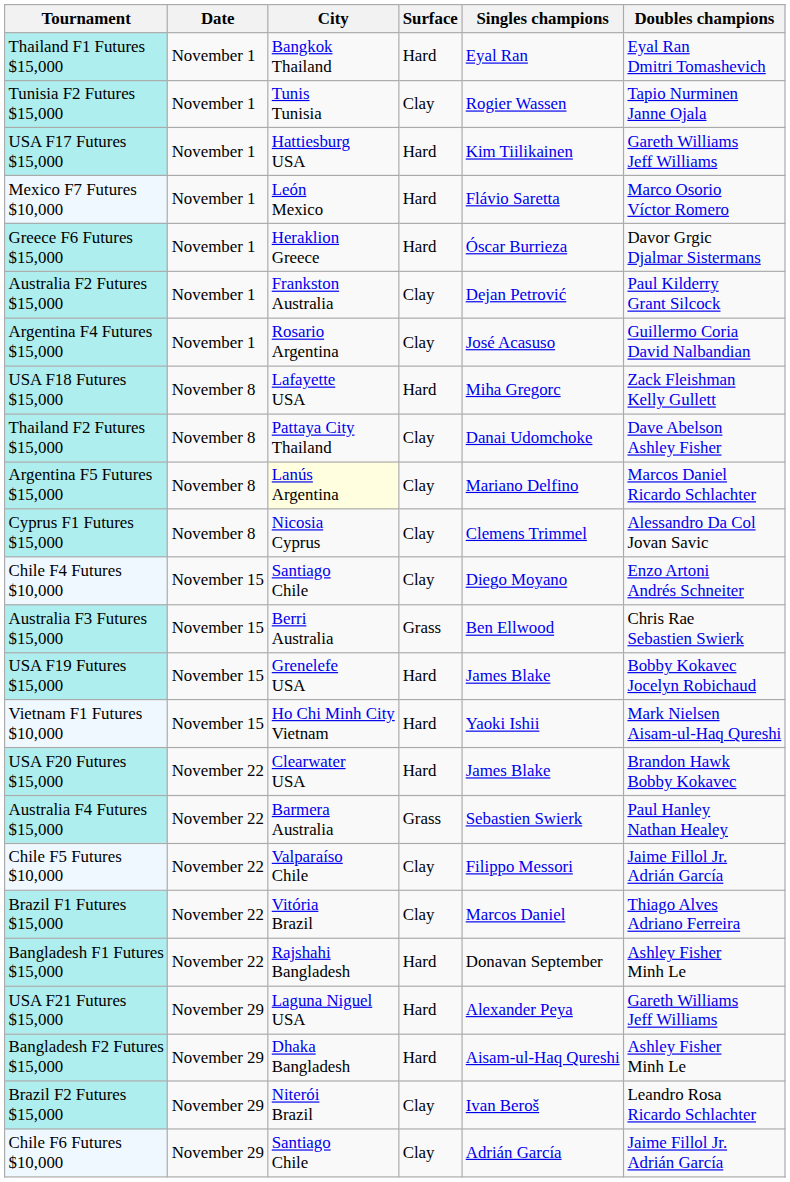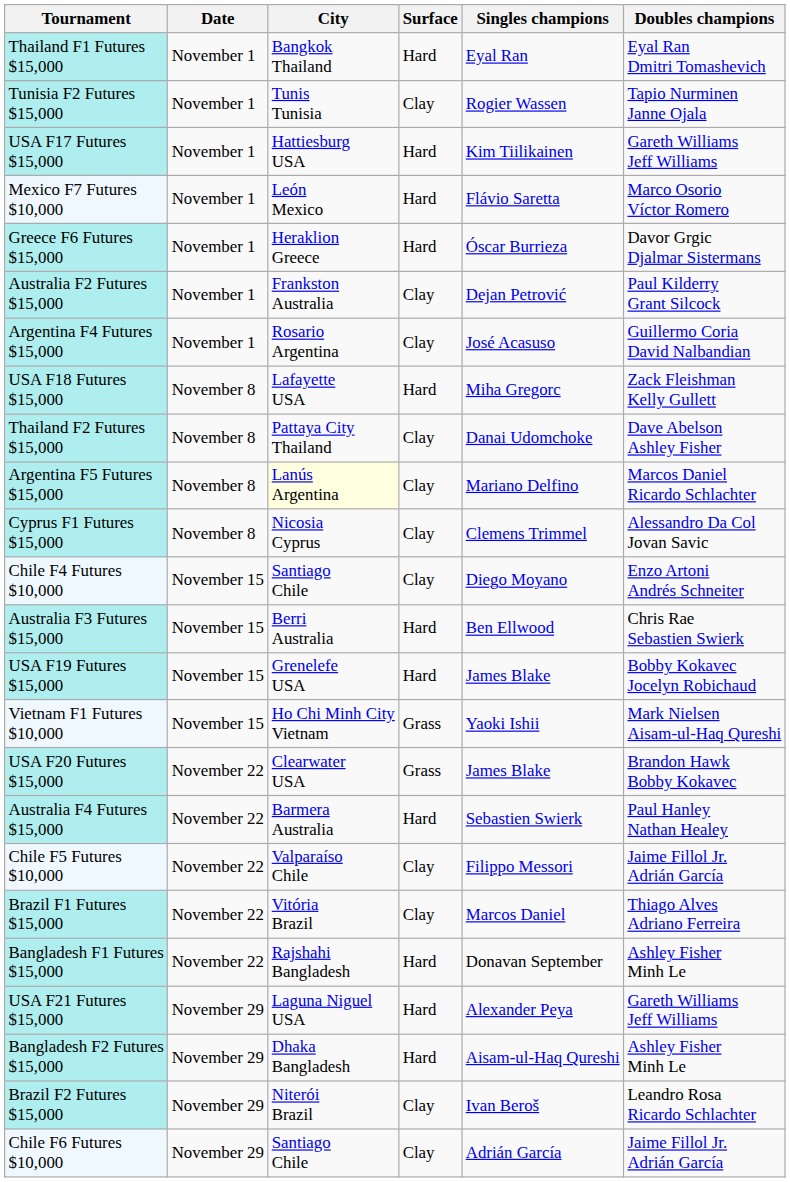(422, 628) Grass -> (419, 628) Hard
(419, 724) Hard -> (422, 724) Grass
(419, 771) Hard -> (422, 771) Grass
(422, 819) Grass -> (419, 819) Hard
